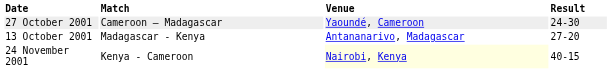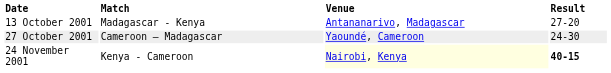rows swapped: (49, 37) <-> (49, 23)
(565, 57) normal -> (565, 57) bold
